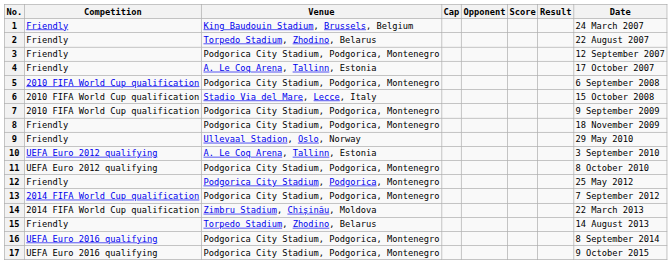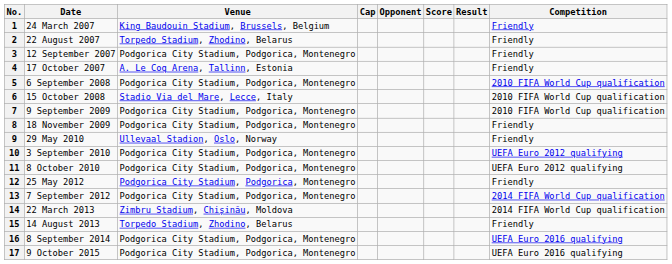columns swapped: (620, 11) <-> (113, 11)
(290, 153) A. Le Coq Arena, Tallinn, Estonia -> (238, 153) Podgorica City Stadium, Podgorica, Montenegro
